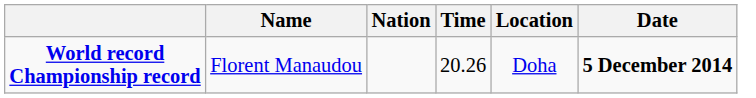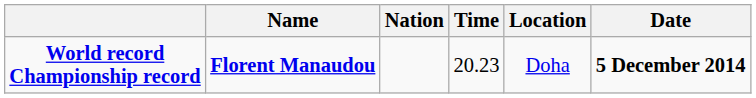(286, 64) normal -> (293, 64) bold
(463, 64) 20.26 -> (476, 64) 20.23
